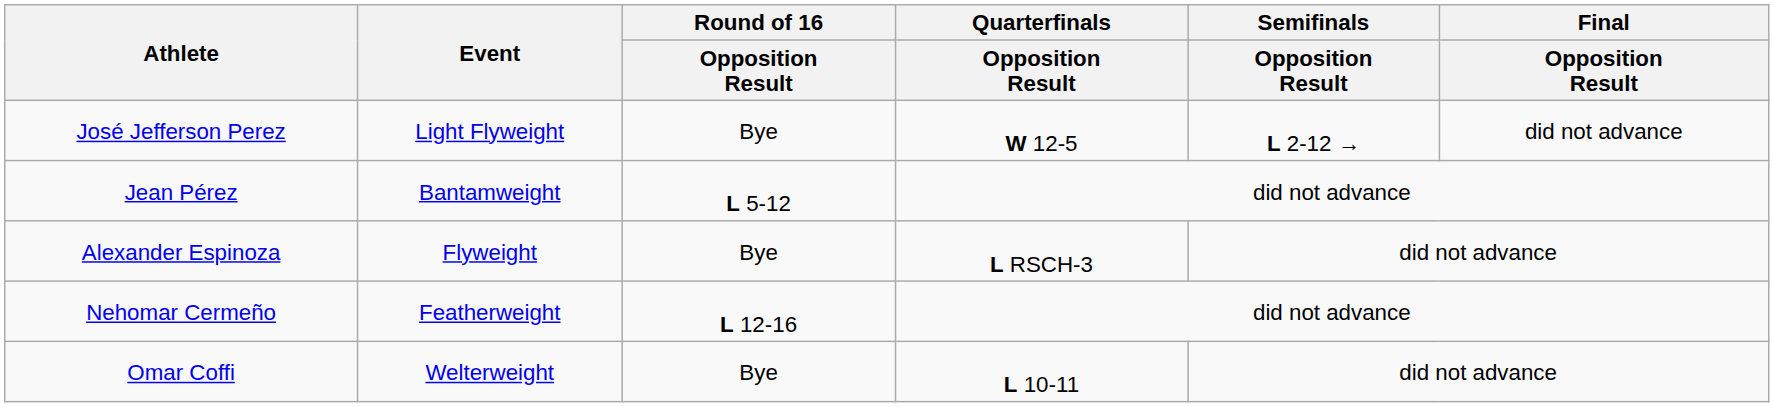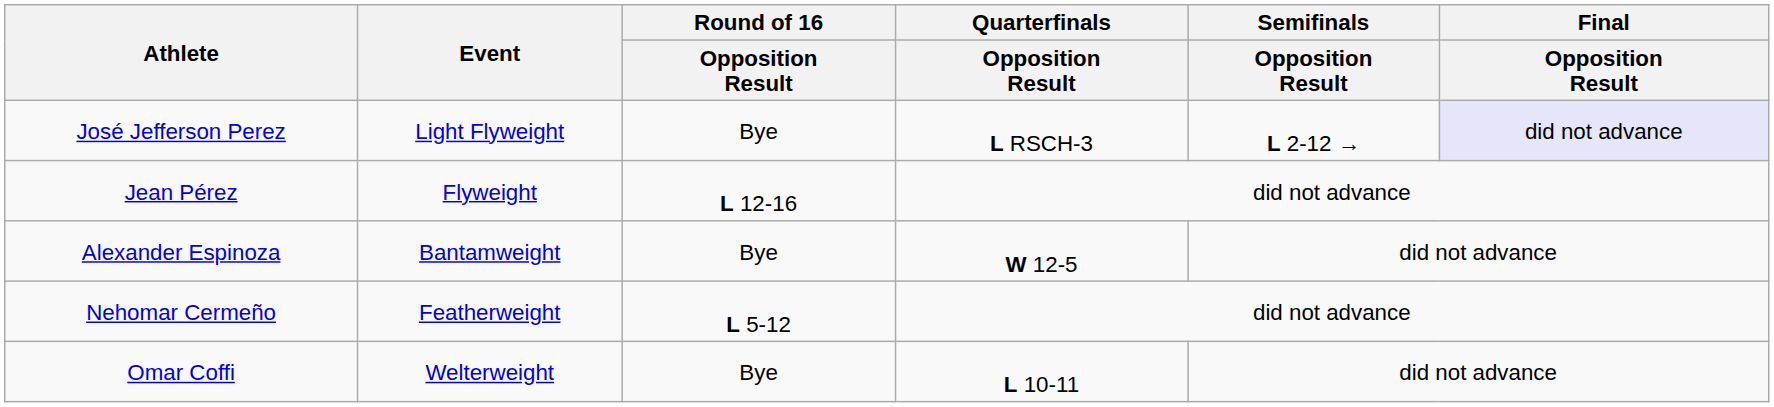(1041, 143) W 12-5 -> (1041, 143) L RSCH-3
(1604, 131) no background -> (1604, 131) lavender background
(490, 191) Bantamweight -> (490, 191) Flyweight
(759, 204) L 5-12 -> (759, 204) L 12-16
(490, 252) Flyweight -> (490, 252) Bantamweight
(1041, 264) L RSCH-3 -> (1041, 264) W 12-5
(759, 324) L 12-16 -> (759, 324) L 5-12
